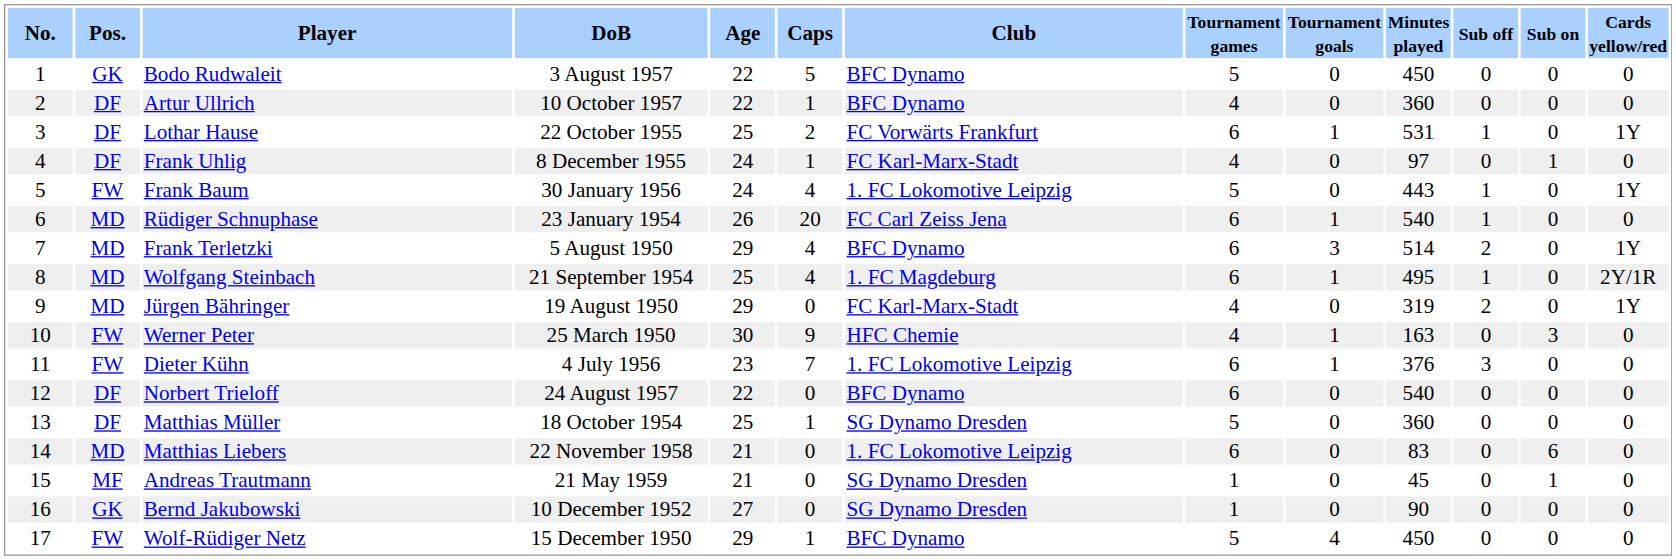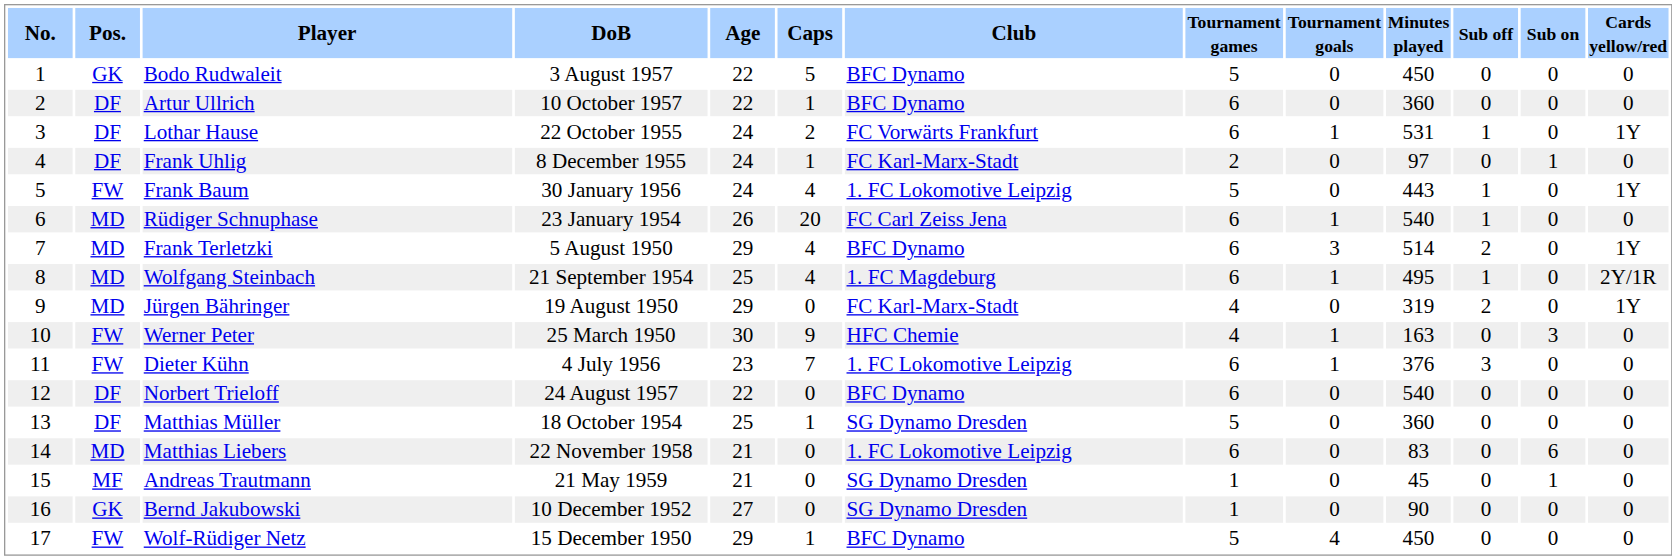(1234, 102) 4 -> (1234, 102) 6
(743, 131) 25 -> (743, 131) 24
(1234, 160) 4 -> (1234, 160) 2
